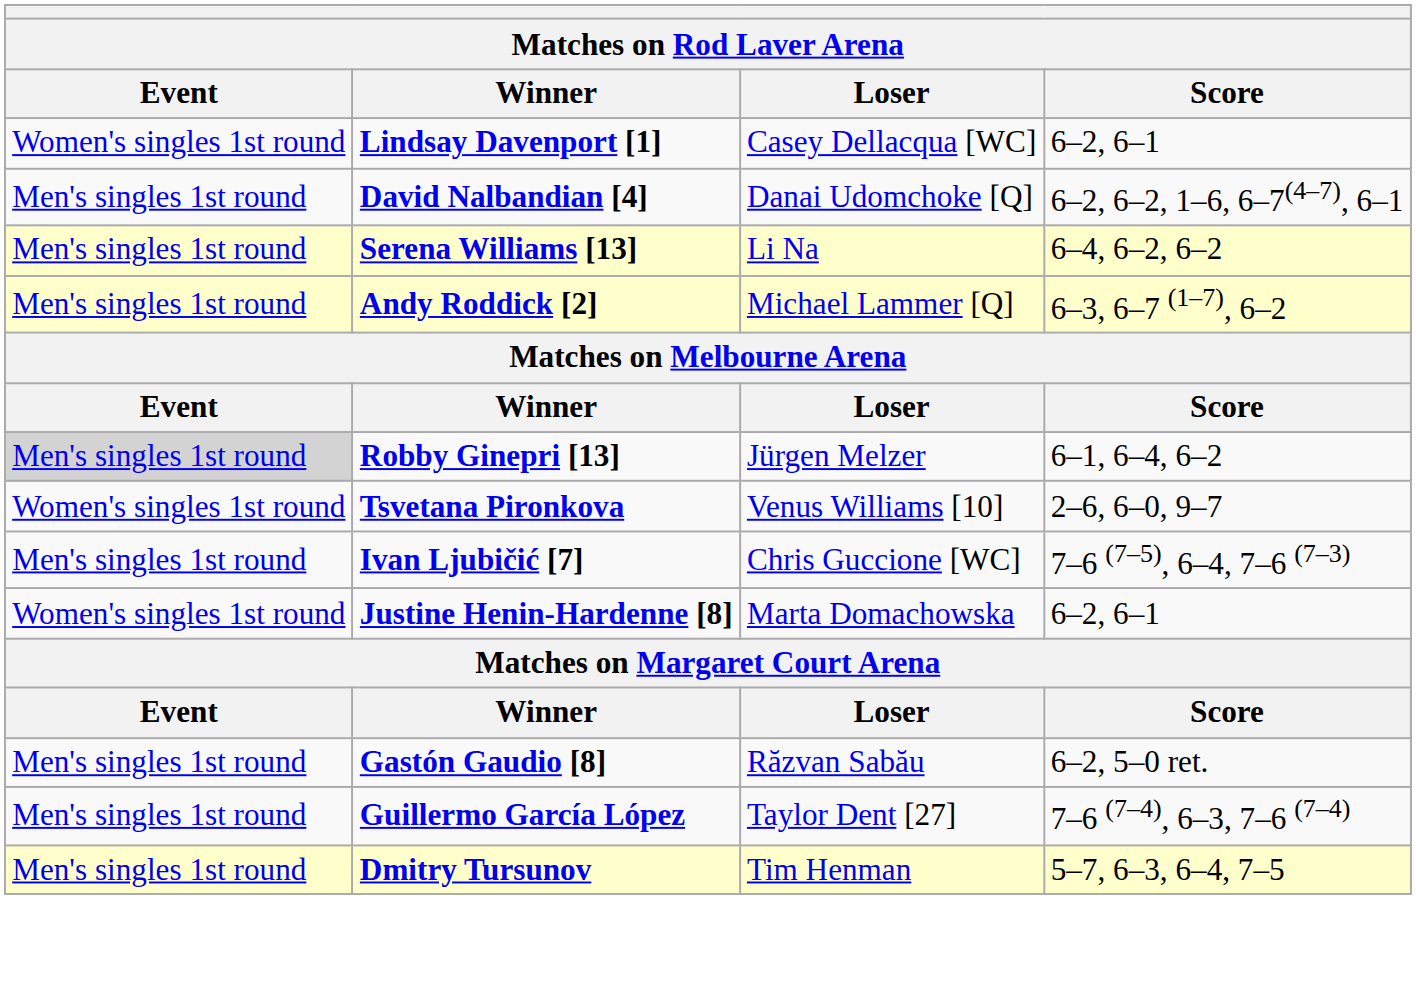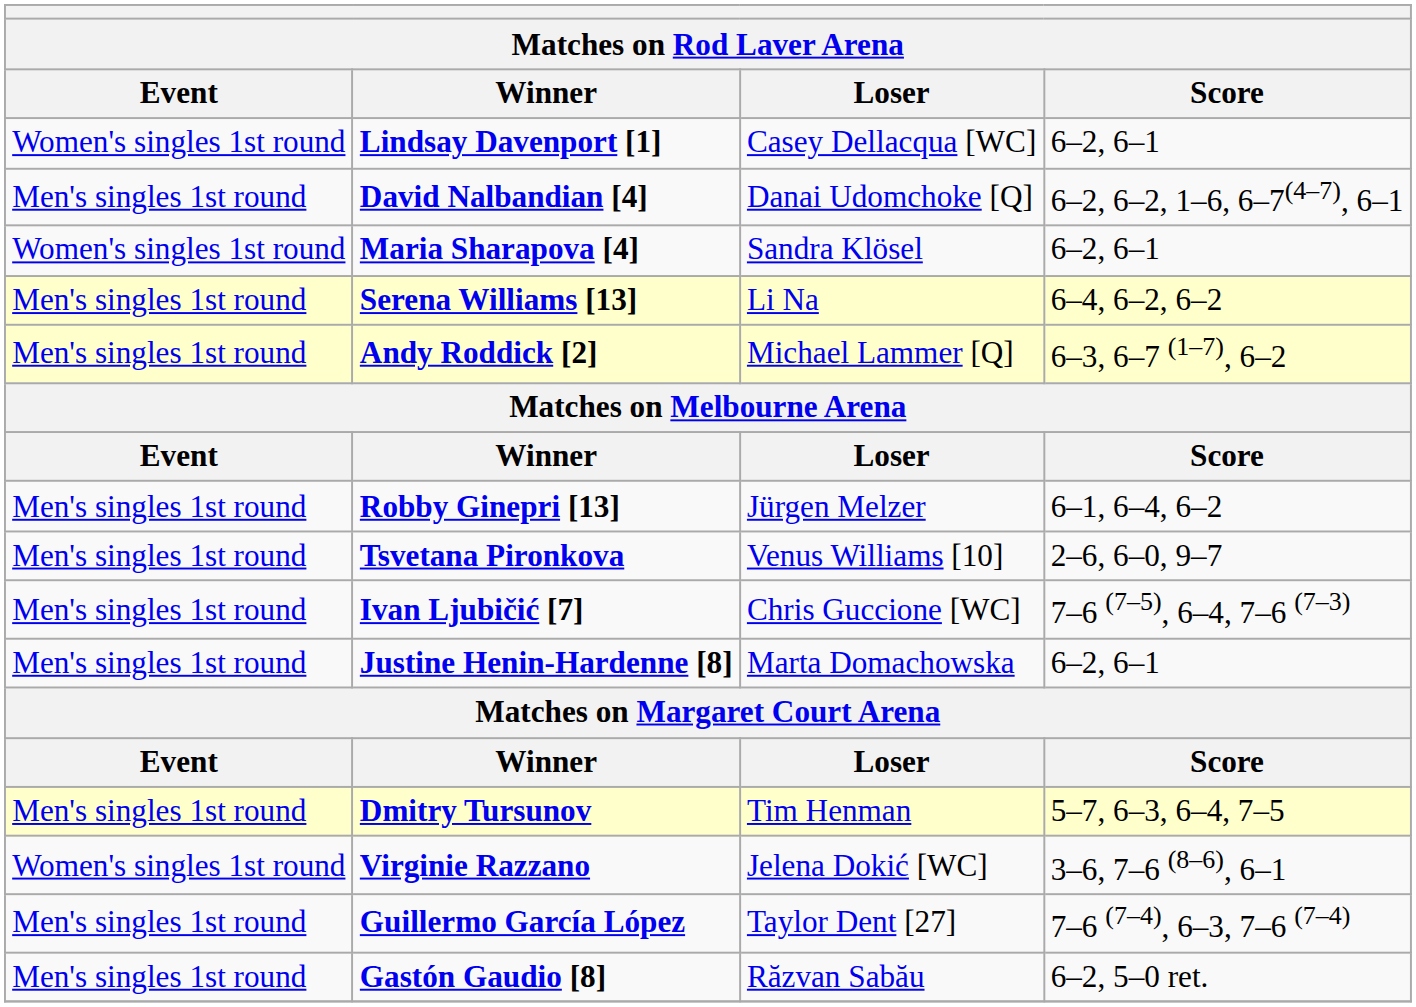+ row: (499, 249)
(159, 456) lightgrey background -> (159, 505) no background
(179, 505) Women's singles 1st round -> (159, 555) Men's singles 1st round
(179, 613) Women's singles 1st round -> (159, 662) Men's singles 1st round
rows swapped: (483, 761) <-> (476, 869)
+ row: (475, 864)
